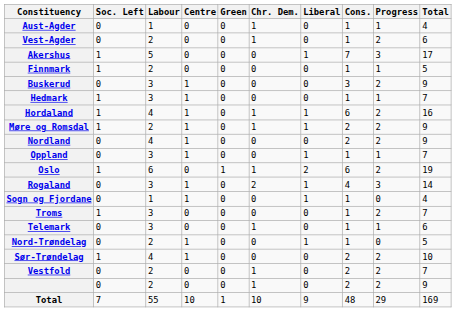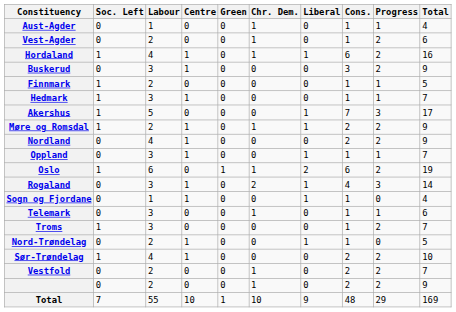rows swapped: (49, 55) <-> (49, 112)
rows swapped: (49, 84) <-> (49, 69)
rows swapped: (49, 228) <-> (49, 213)
